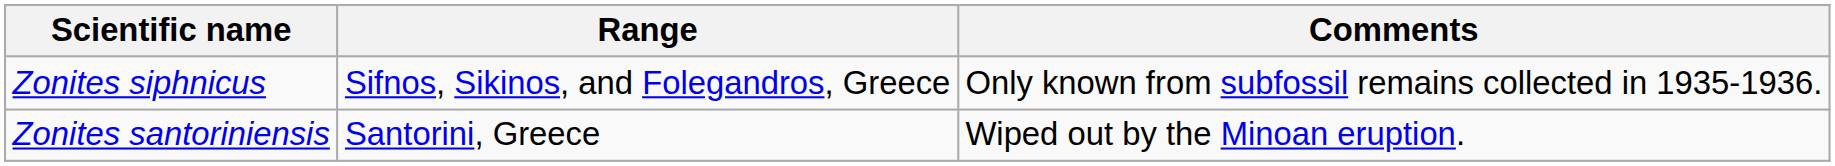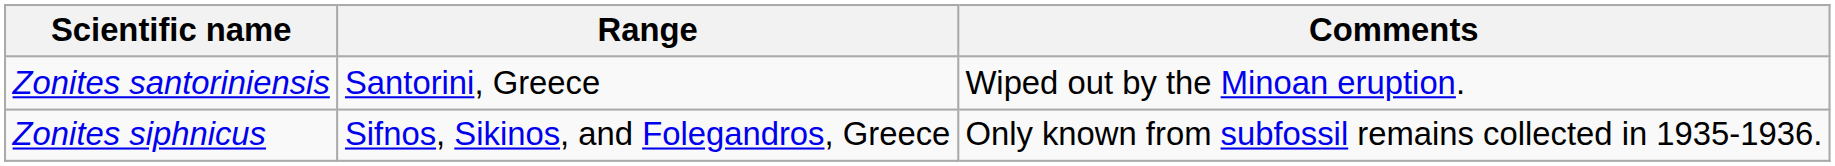rows swapped: (171, 134) <-> (139, 82)
